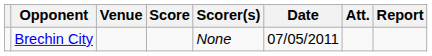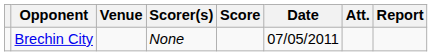columns swapped: (170, 16) <-> (228, 16)
